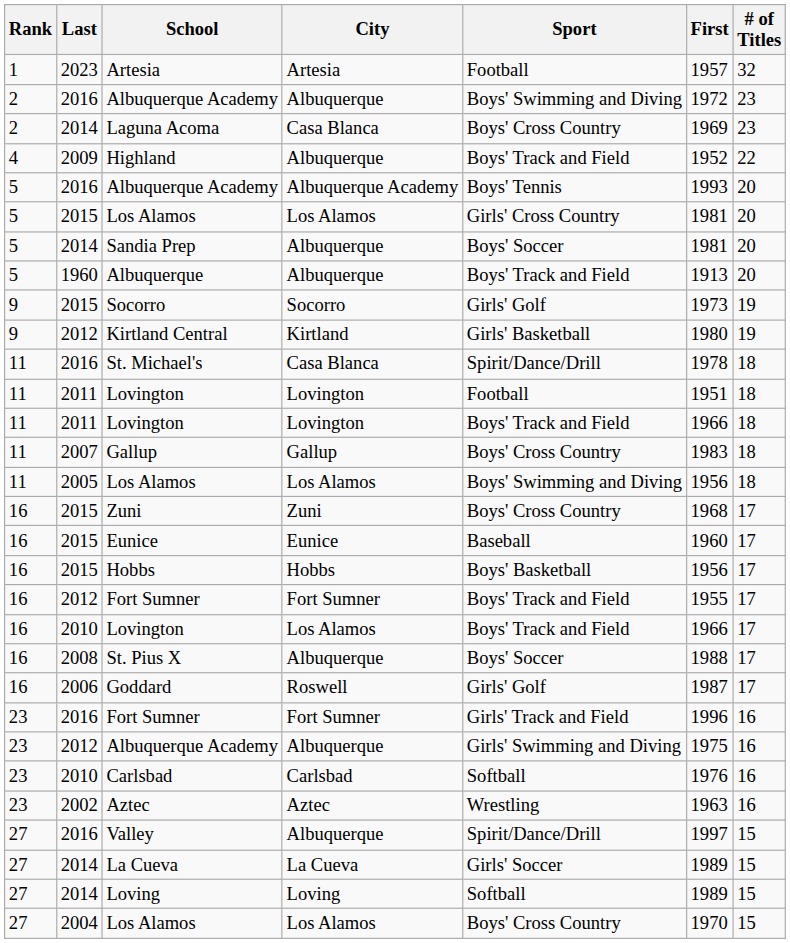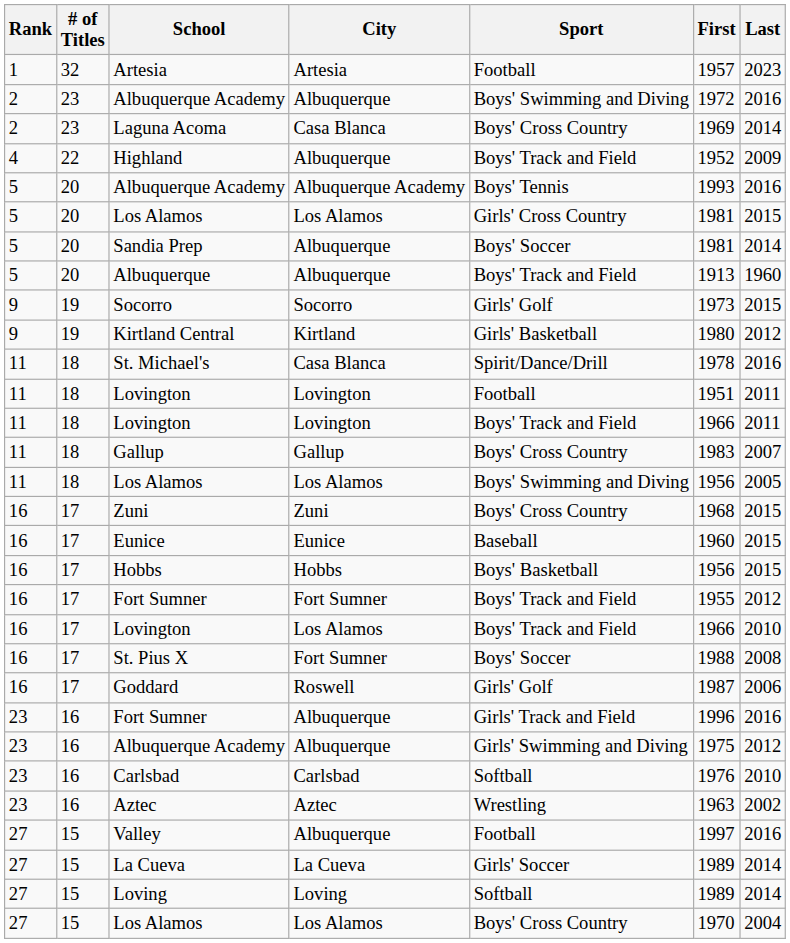columns swapped: (759, 29) <-> (79, 29)
(335, 658) Albuquerque -> (340, 658) Fort Sumner
(333, 717) Fort Sumner -> (342, 717) Albuquerque
(534, 834) Spirit/Dance/Drill -> (505, 834) Football
